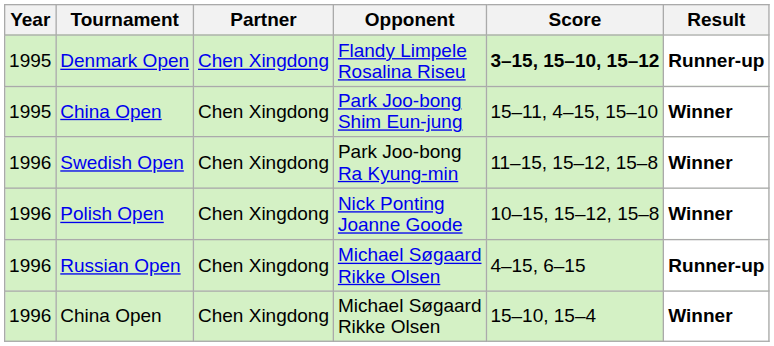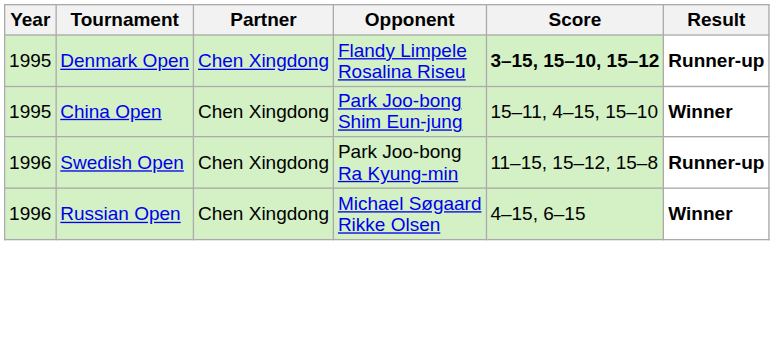(700, 163) Winner -> (716, 163) Runner-up
- row: (112, 214)
(716, 265) Runner-up -> (700, 214) Winner
- row: (111, 316)
